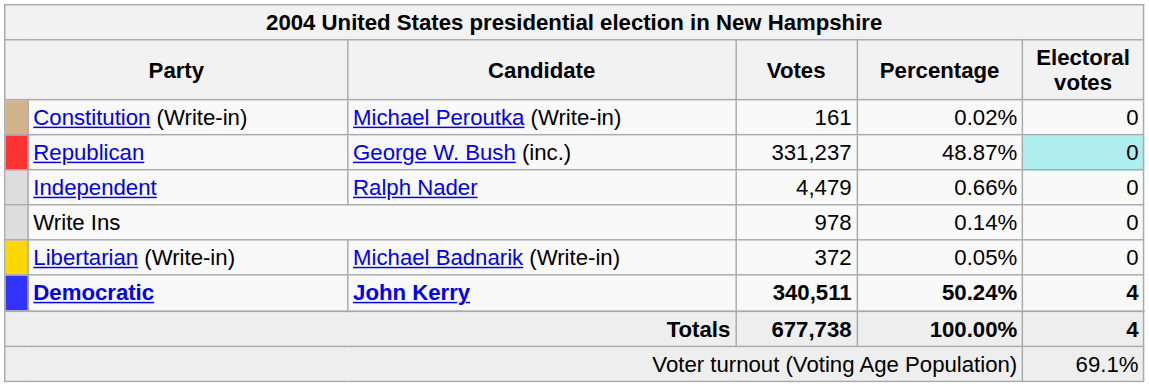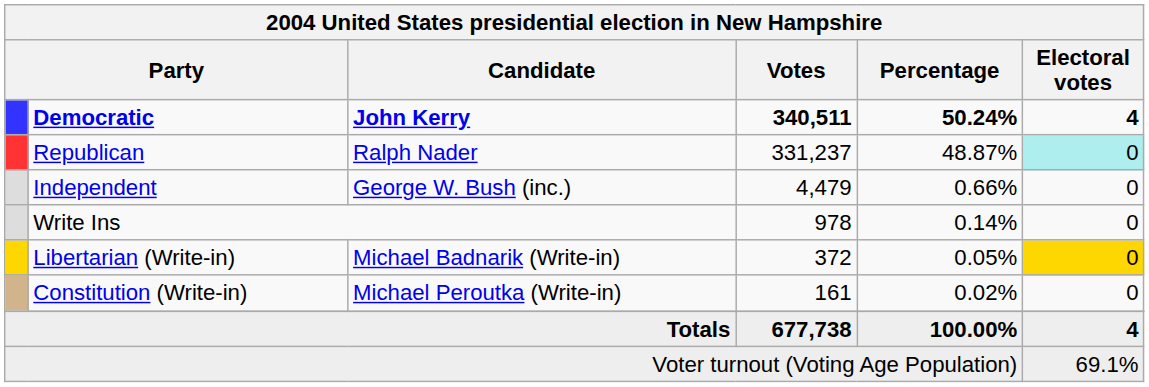rows swapped: (94, 293) <-> (140, 118)
(462, 153) George W. Bush (inc.) -> (415, 153) Ralph Nader
(415, 188) Ralph Nader -> (462, 188) George W. Bush (inc.)
(1132, 258) no background -> (1132, 258) gold background
